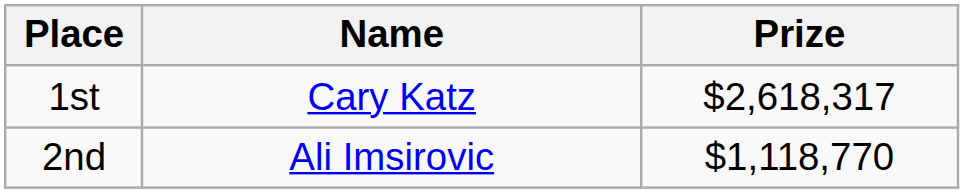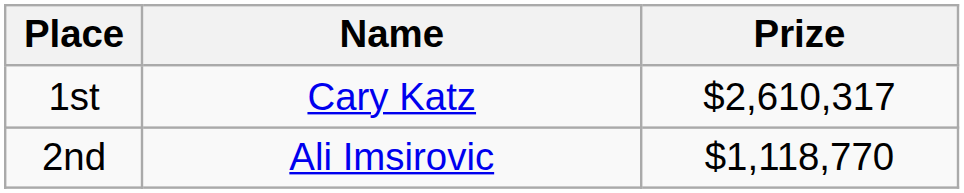(799, 95) $2,618,317 -> (799, 95) $2,610,317
